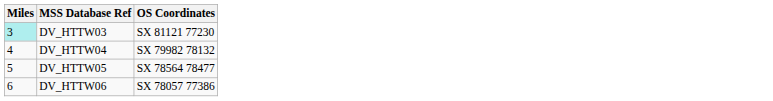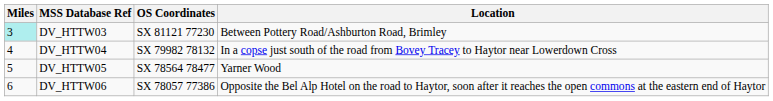+ column: (493, 13)
